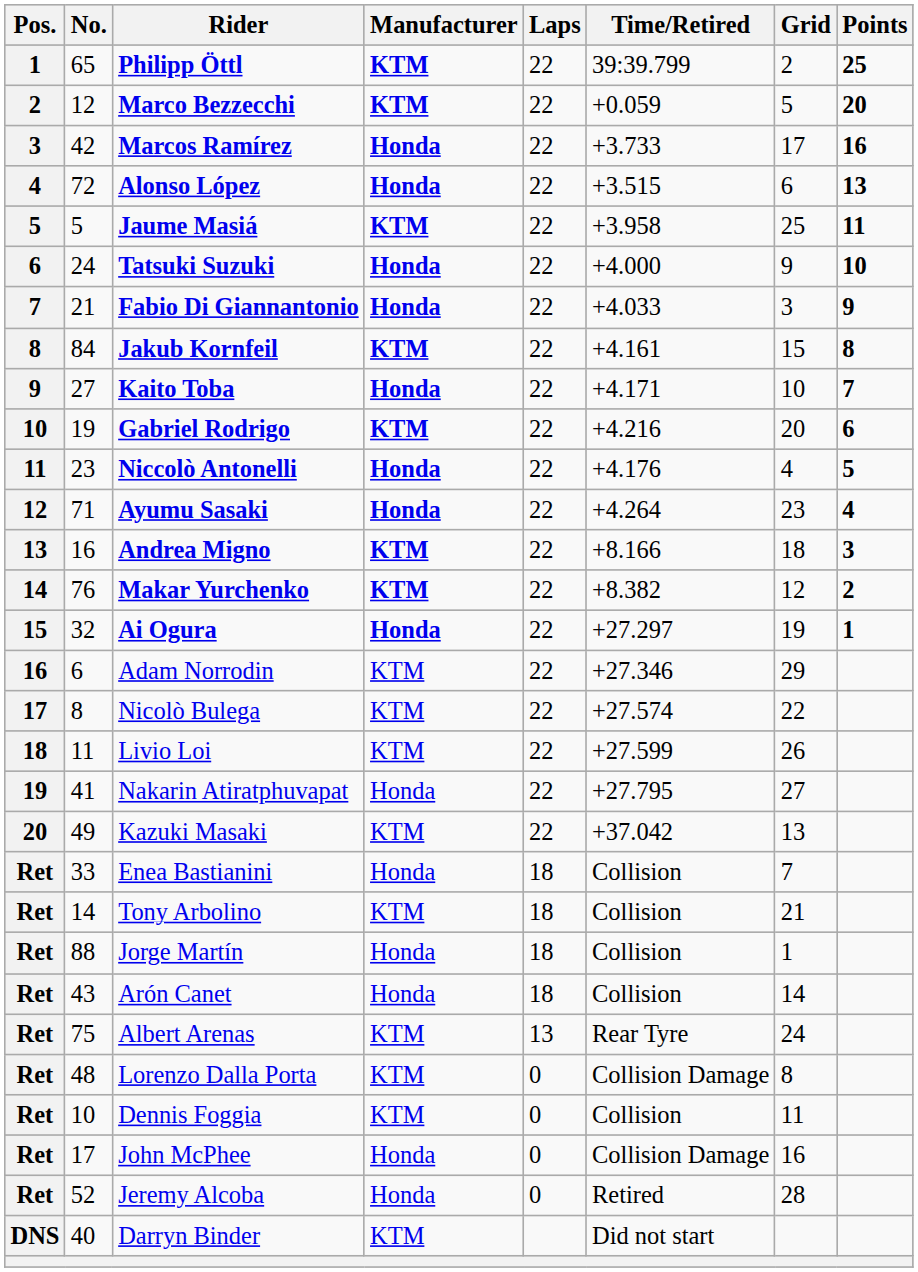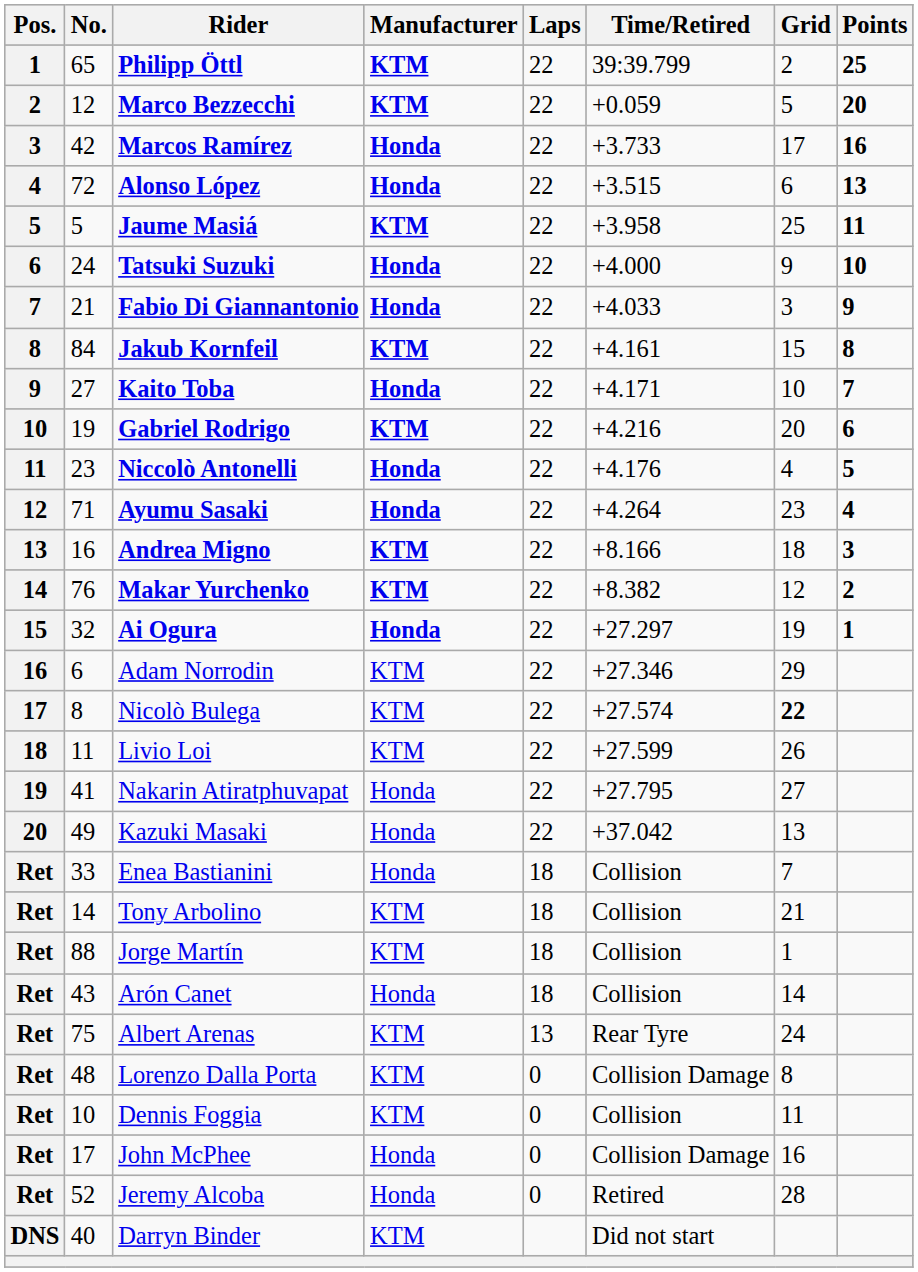(793, 710) normal -> (793, 710) bold
(397, 831) KTM -> (403, 831) Honda
(403, 952) Honda -> (397, 952) KTM
